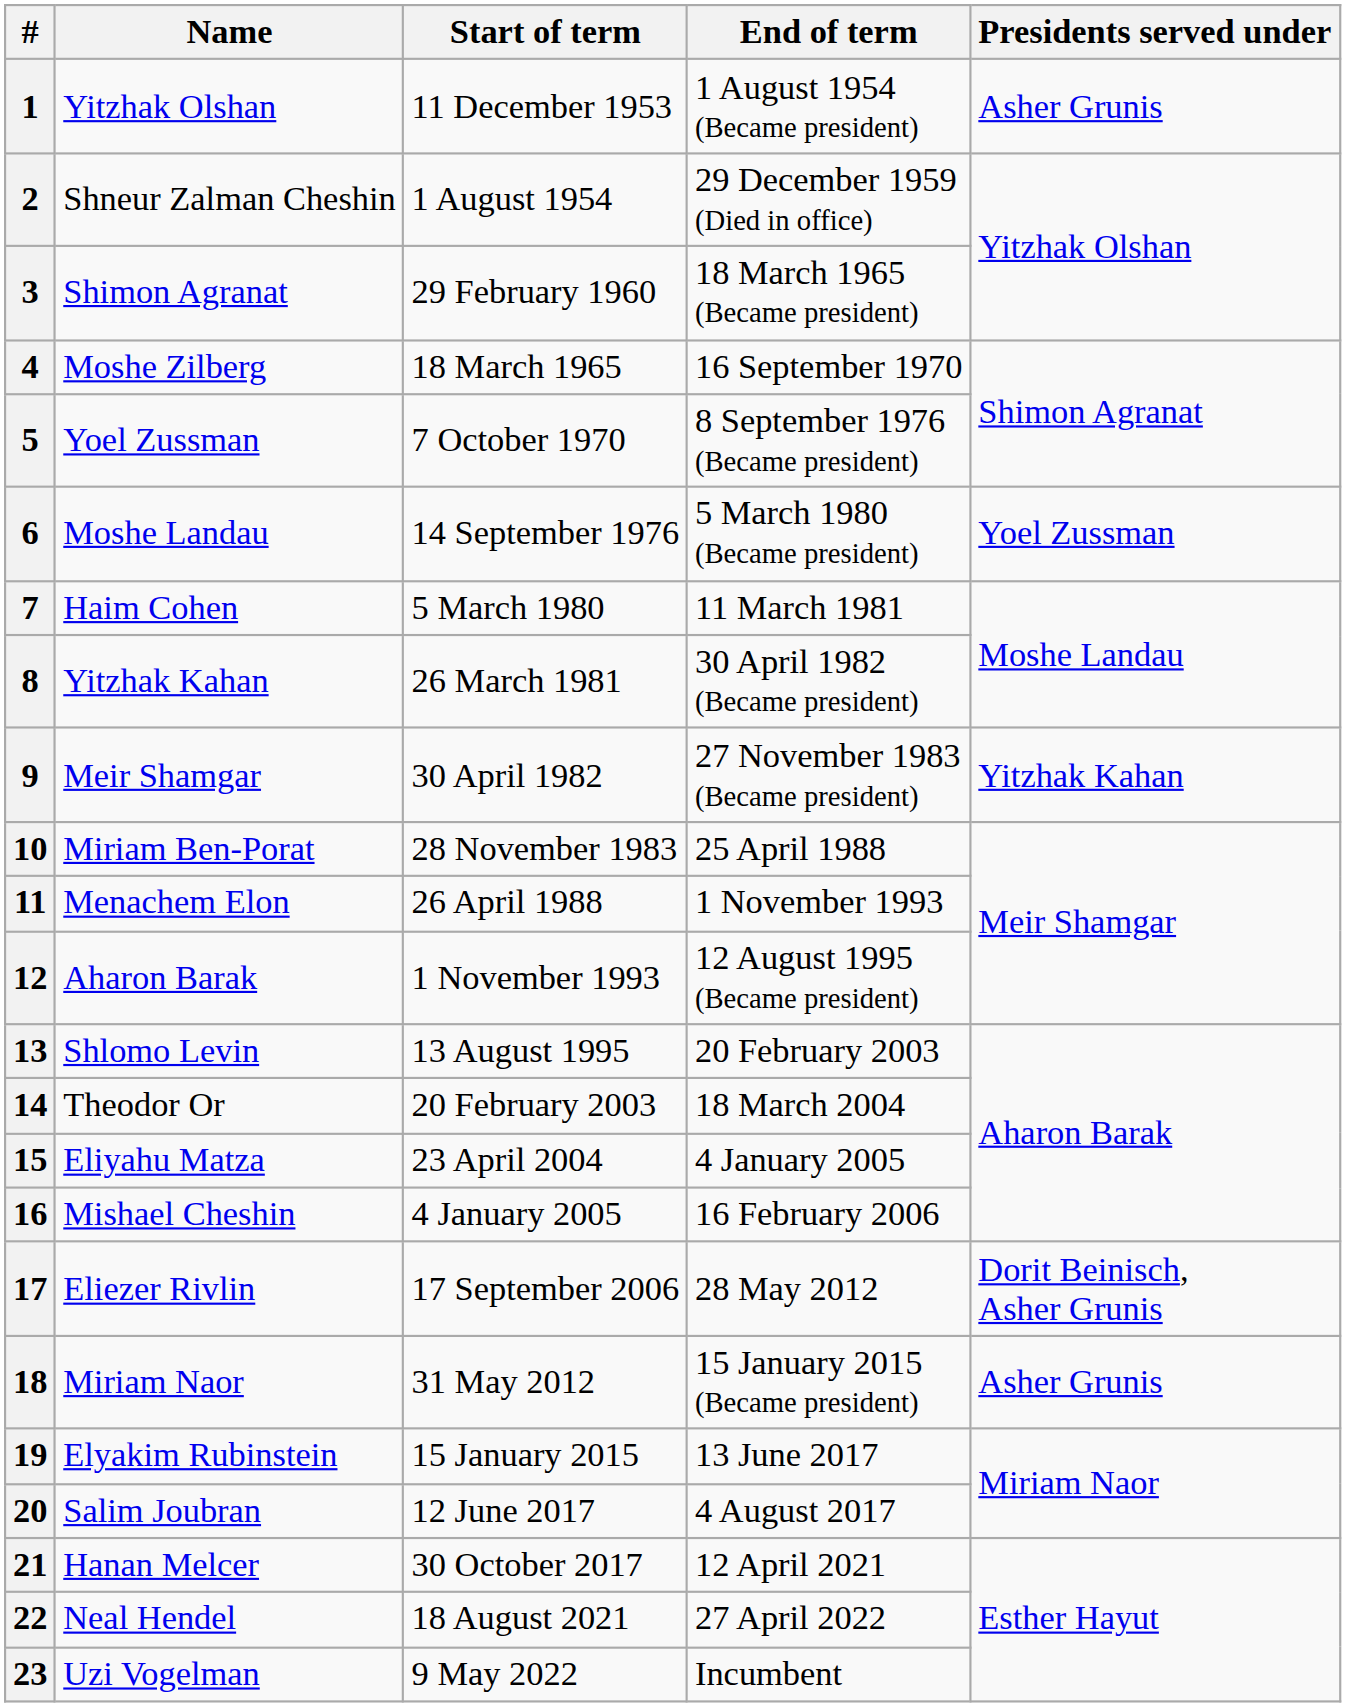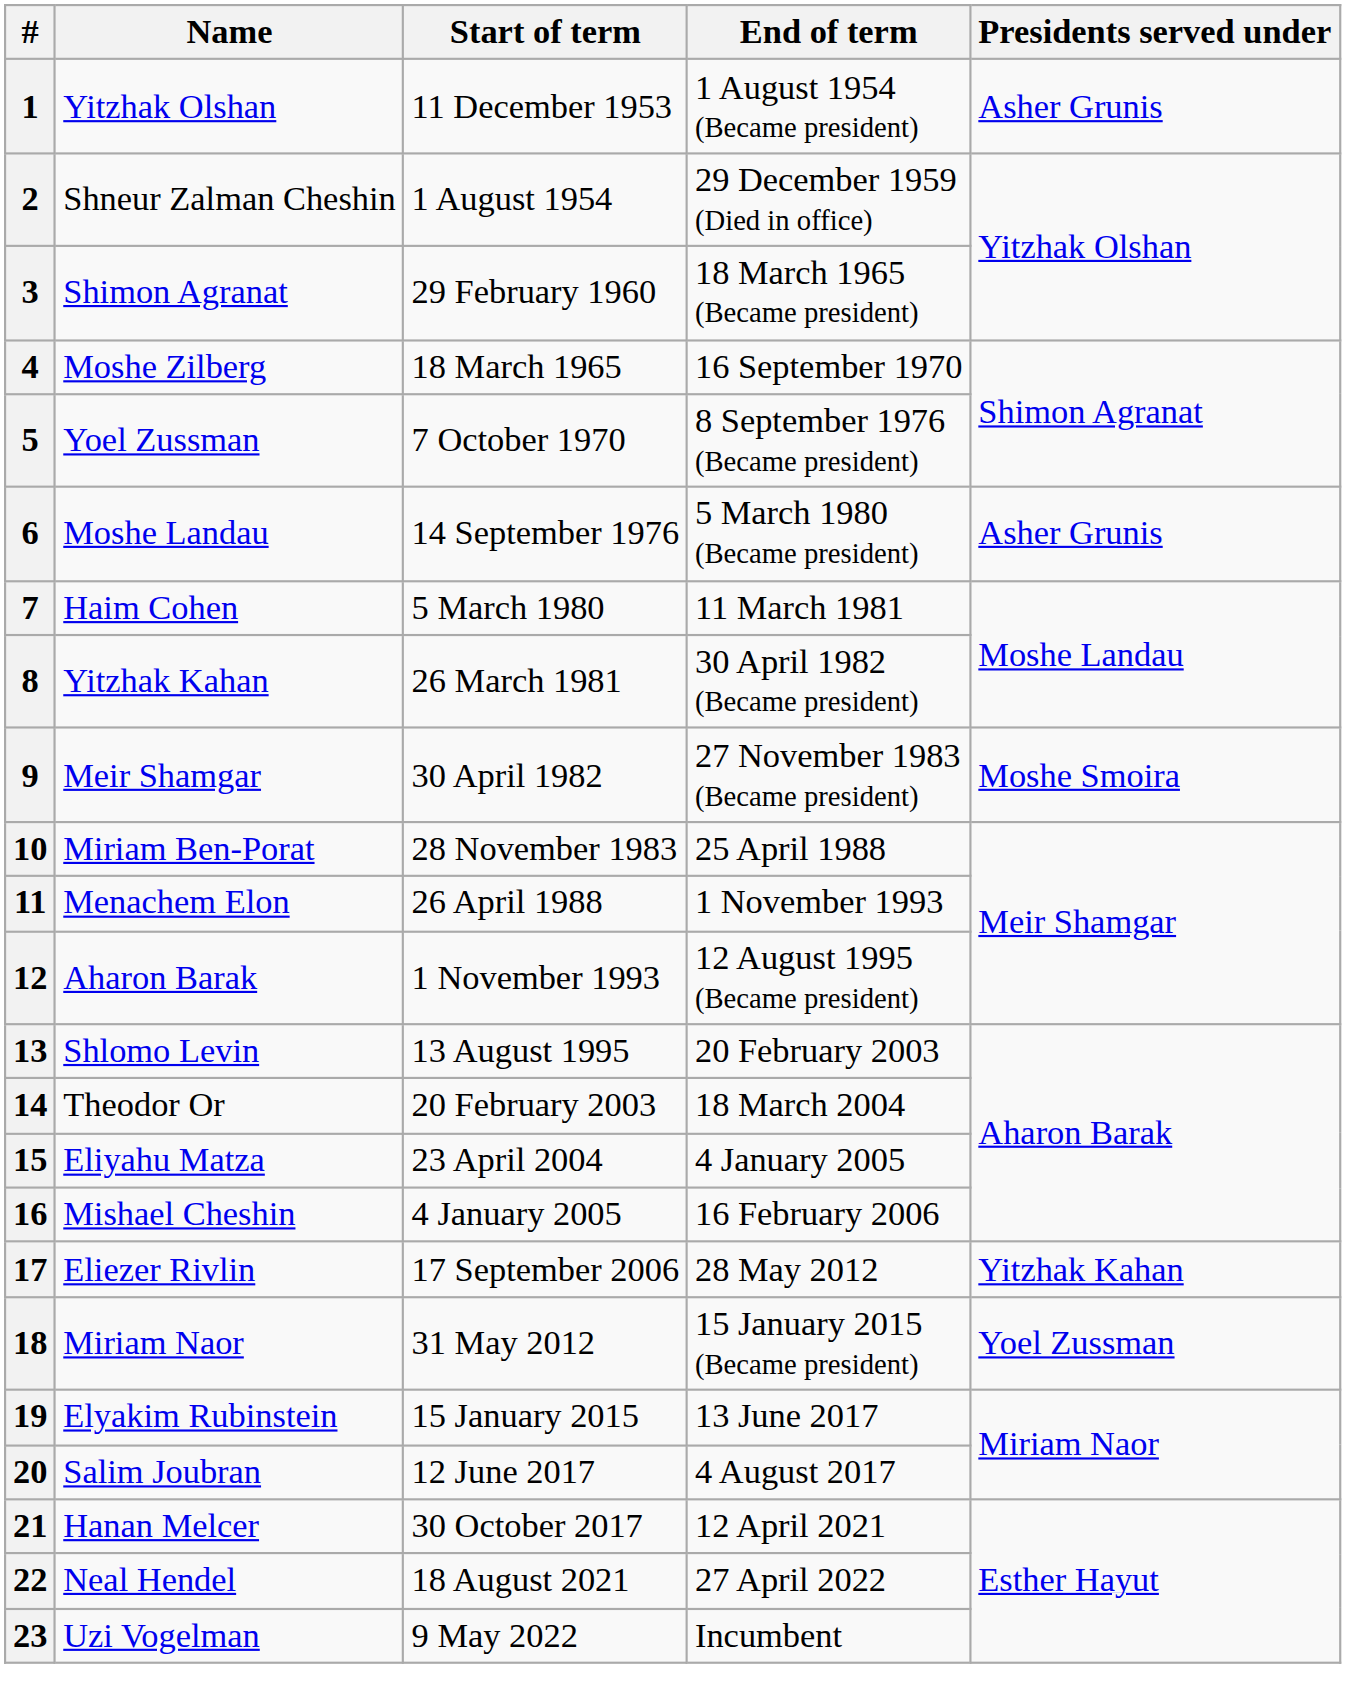(1076, 533) Yoel Zussman -> (1071, 533) Asher Grunis
(1081, 774) Yitzhak Kahan -> (1079, 774) Moshe Smoira
(1083, 1288) Dorit Beinisch, Asher Grunis -> (1081, 1268) Yitzhak Kahan
(1071, 1381) Asher Grunis -> (1076, 1342) Yoel Zussman
